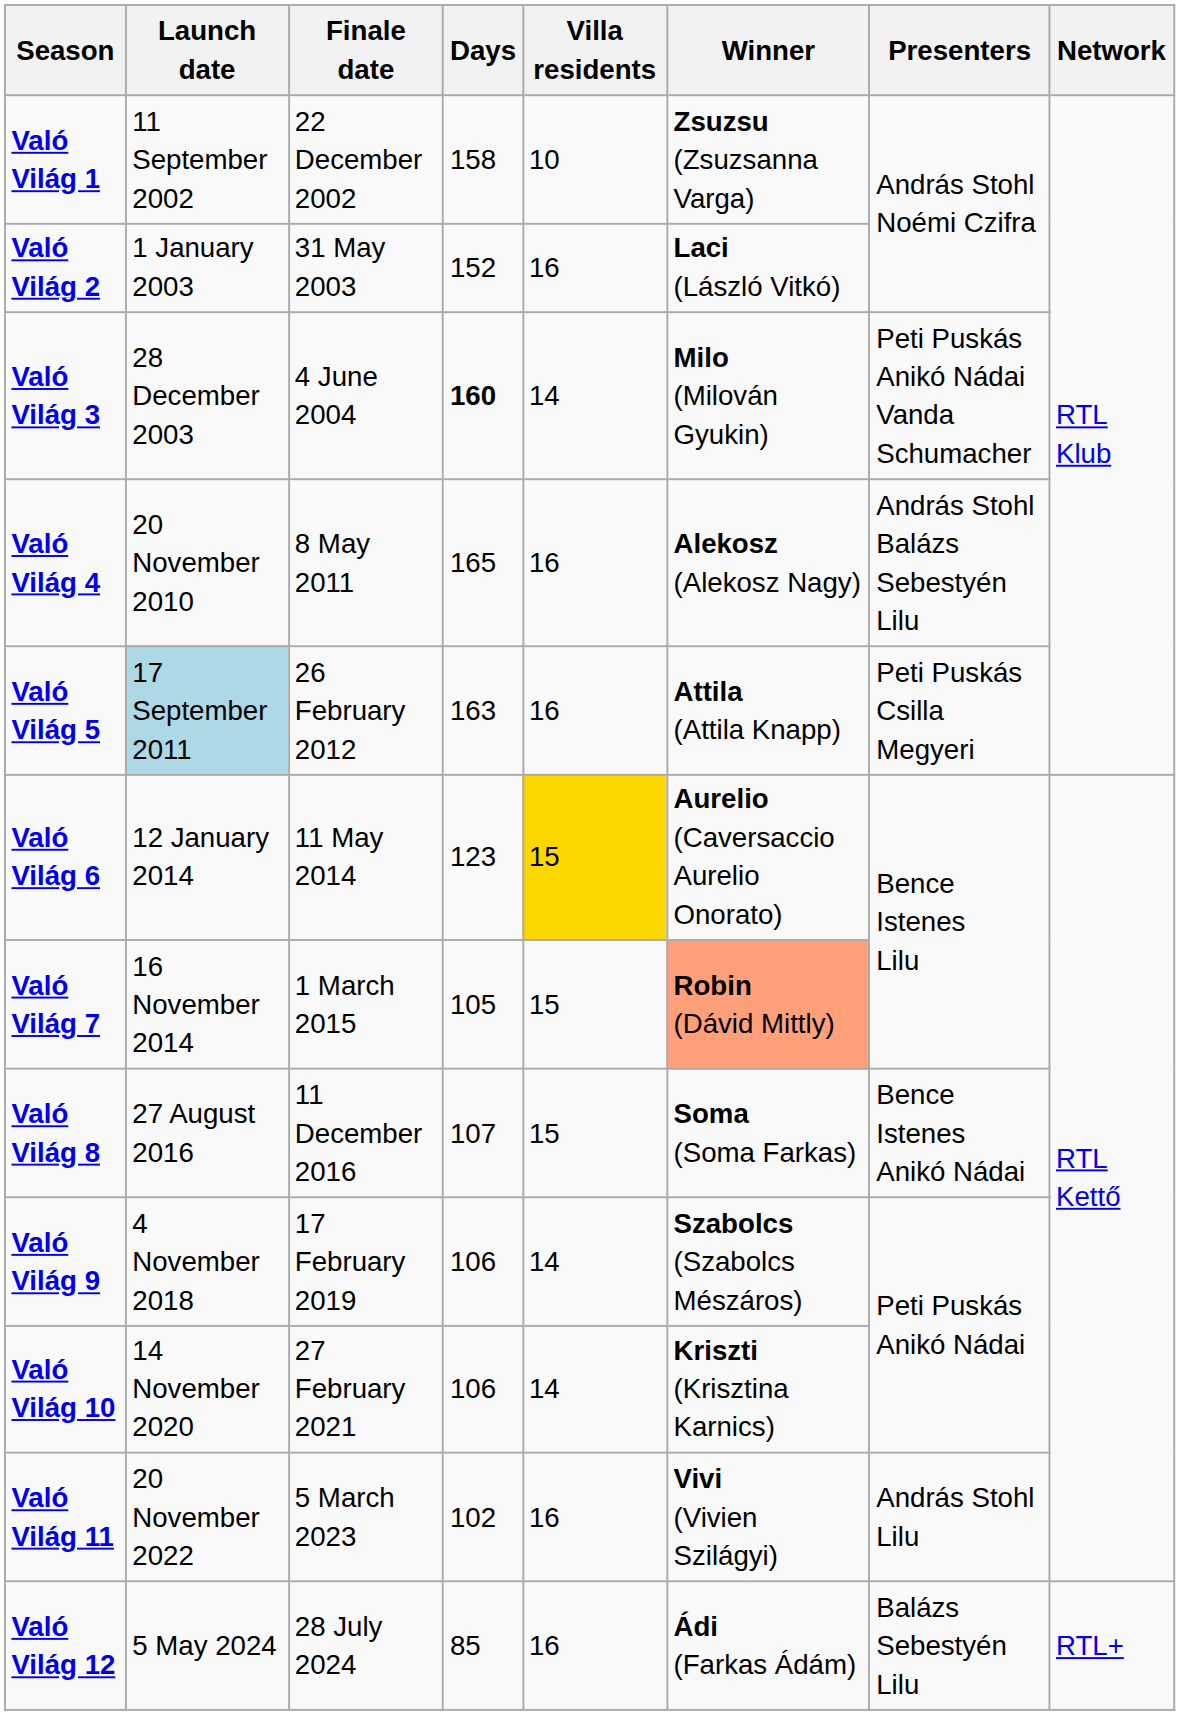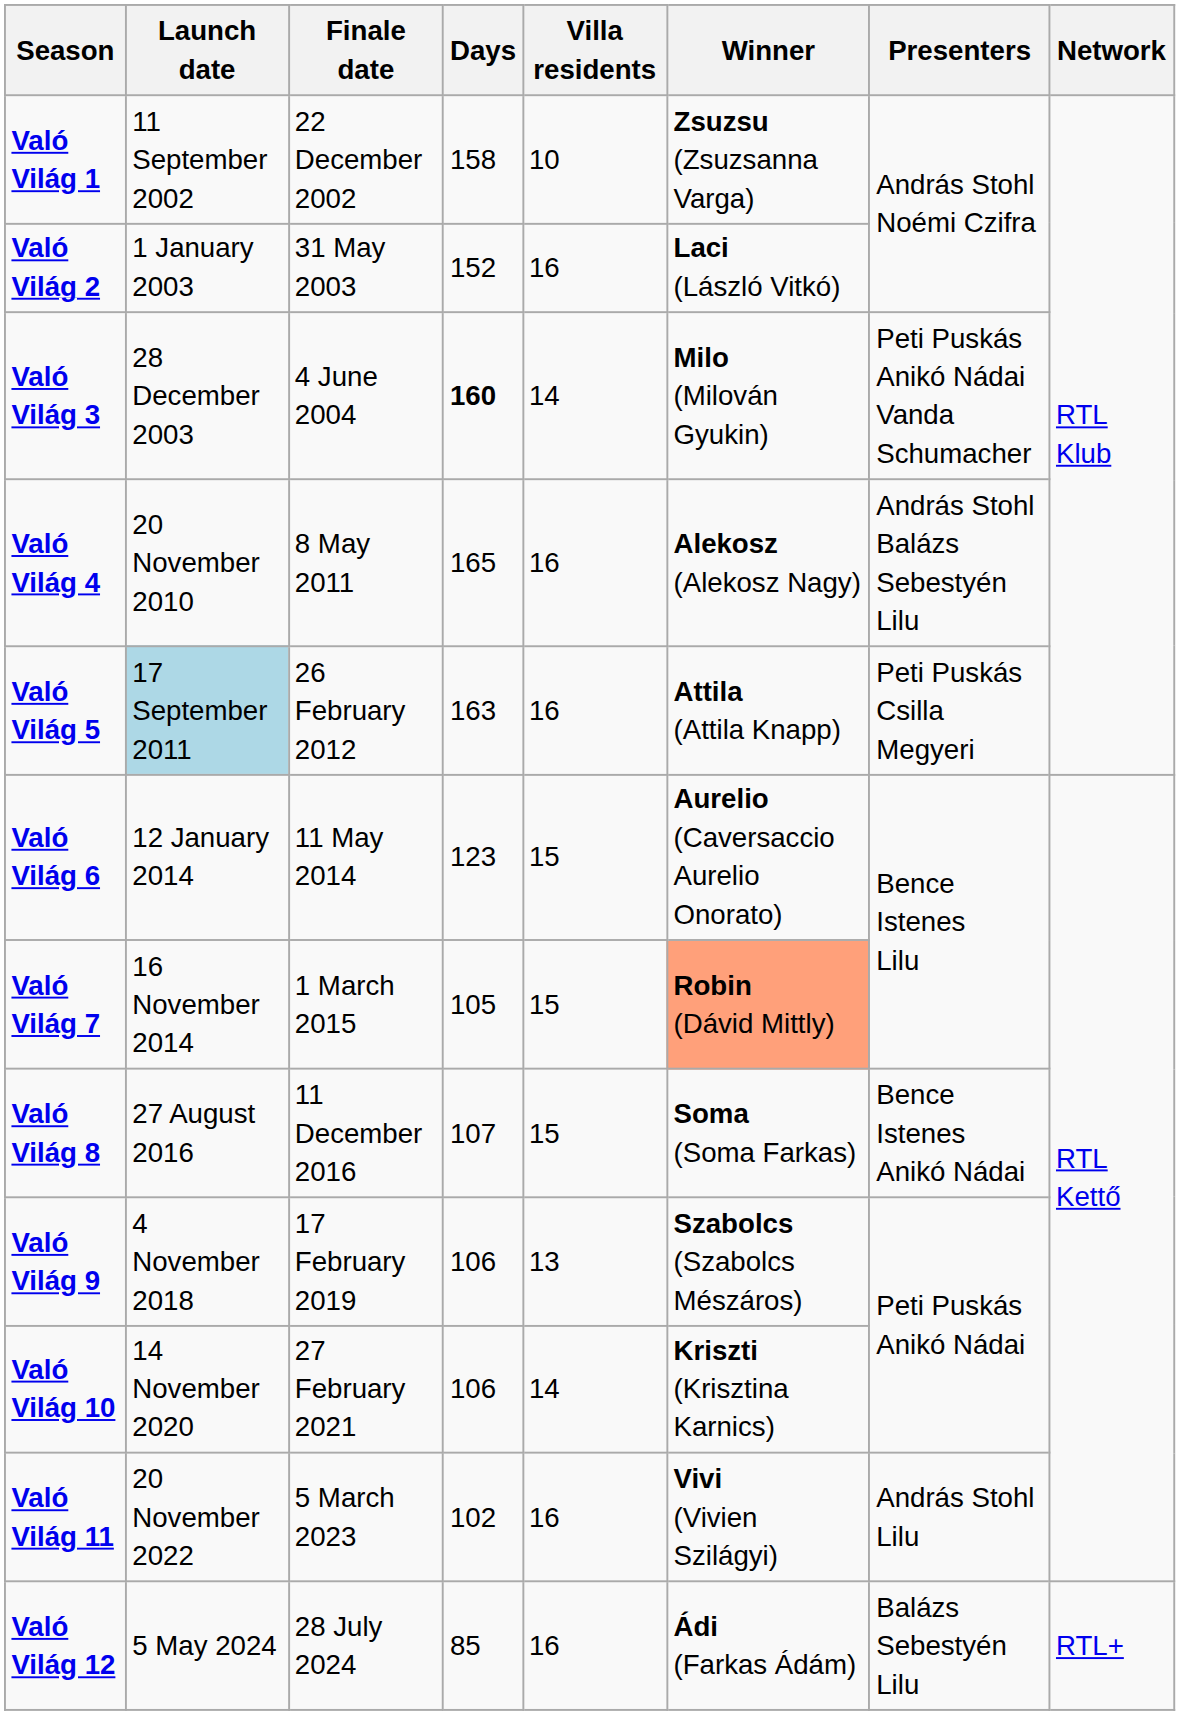(544, 858) gold background -> (544, 858) no background
(544, 1261) 14 -> (544, 1261) 13
